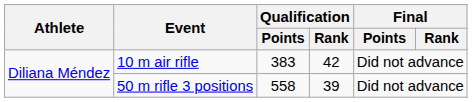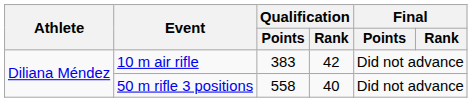(331, 86) 39 -> (331, 86) 40
